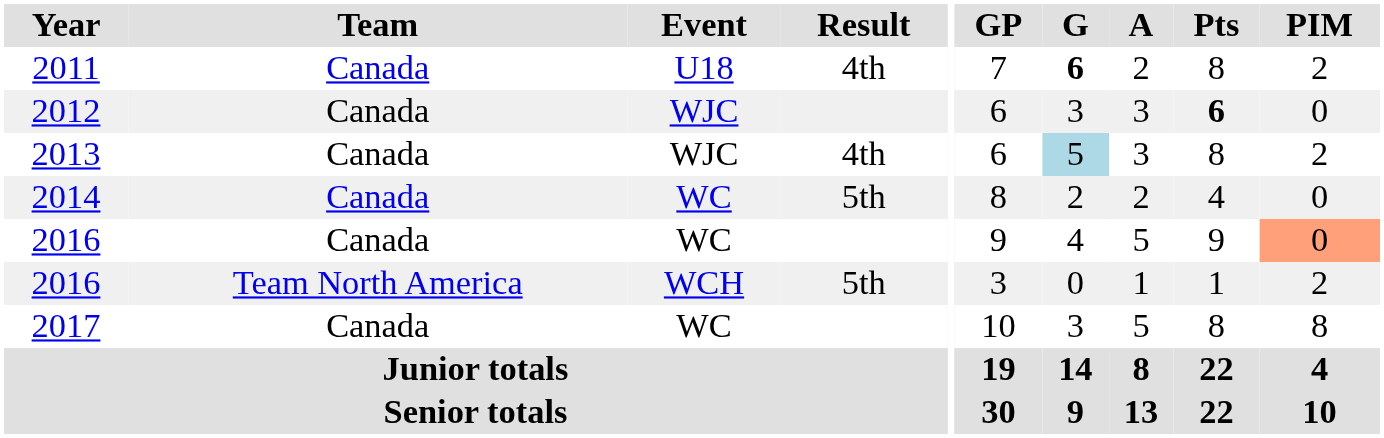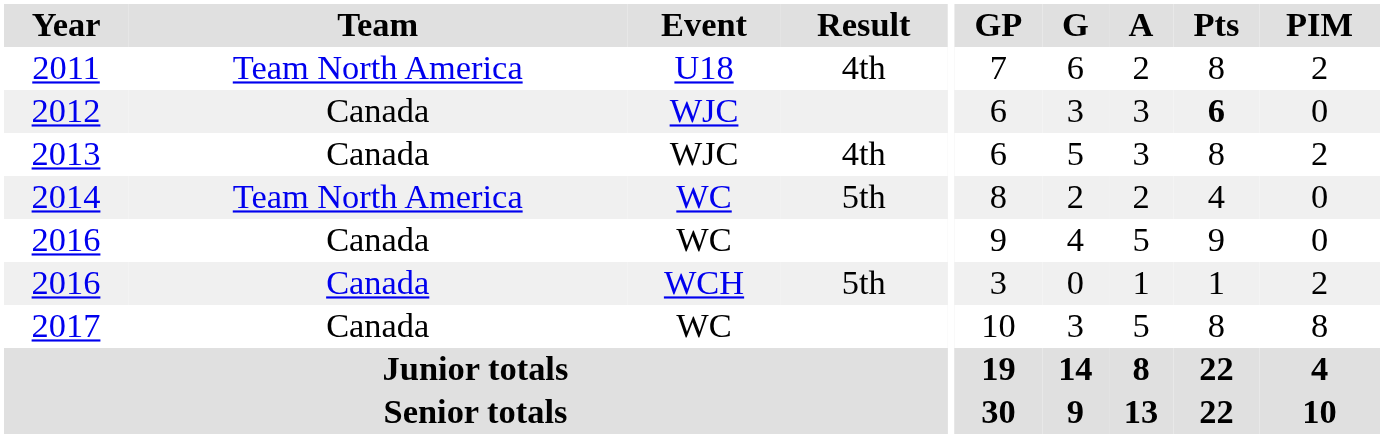(378, 67) Canada -> (378, 67) Team North America
(1075, 67) bold -> (1075, 67) normal
(1075, 153) lightblue background -> (1075, 153) no background
(378, 196) Canada -> (378, 196) Team North America
(1319, 239) lightsalmon background -> (1319, 239) no background
(378, 282) Team North America -> (378, 282) Canada
